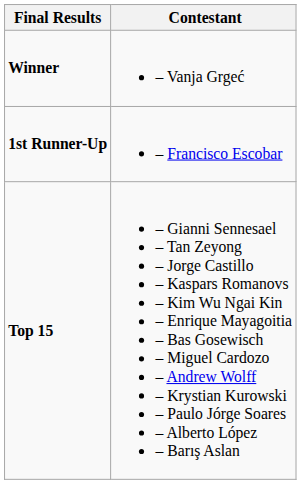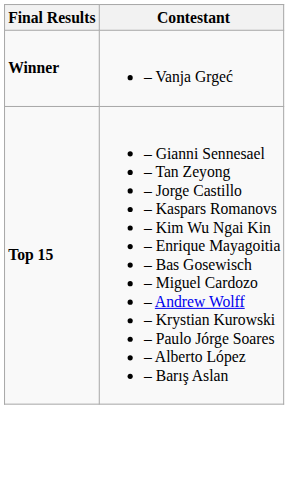- row: (58, 143)
